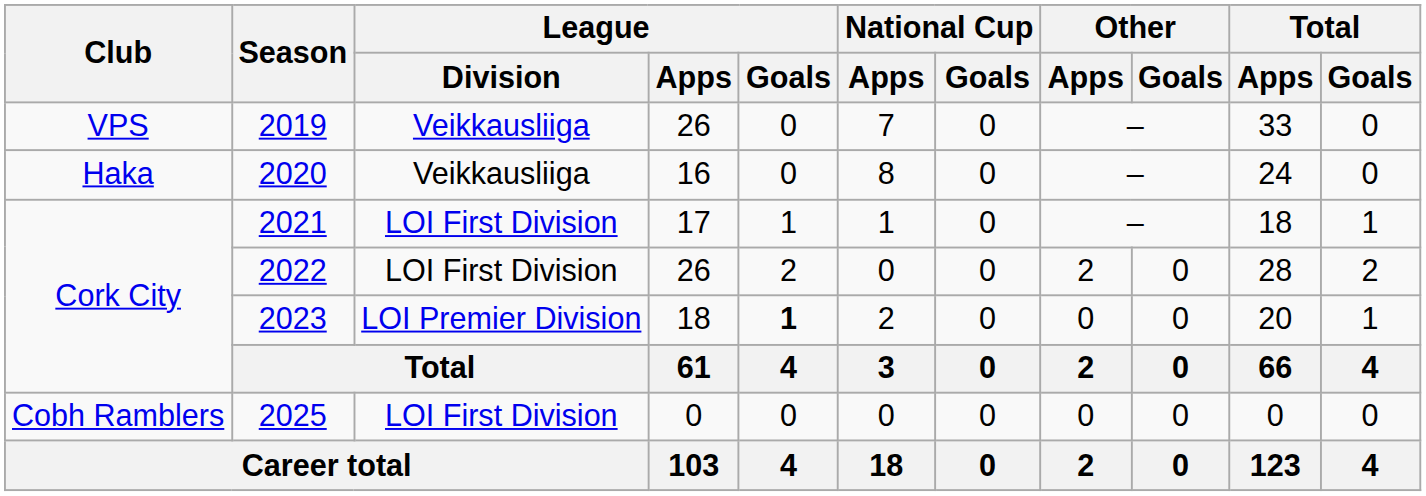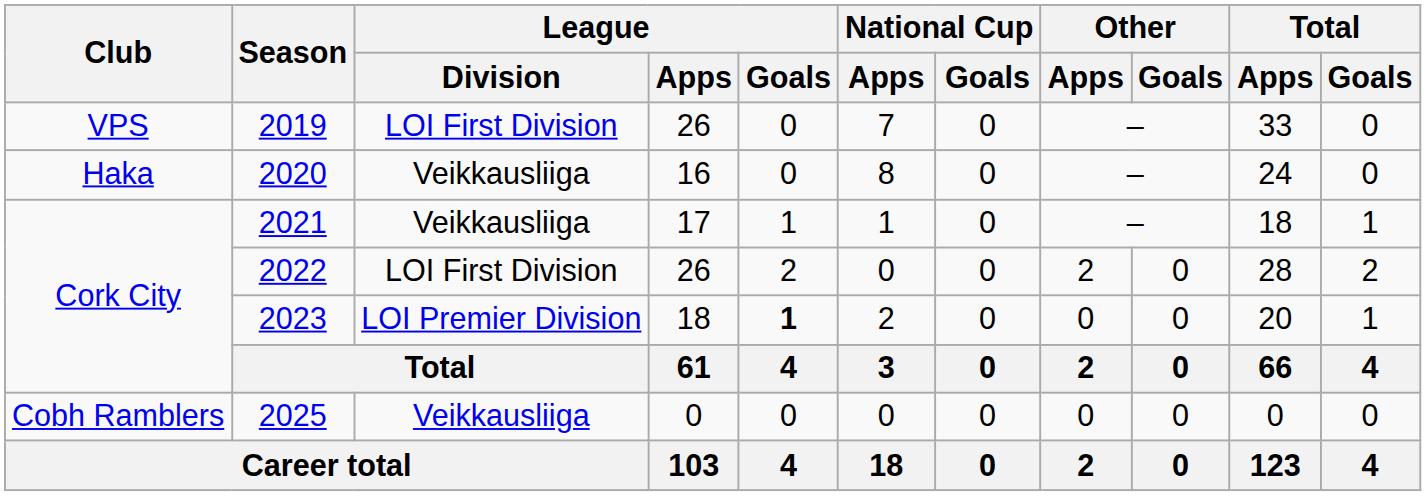(501, 125) Veikkausliiga -> (501, 125) LOI First Division
(501, 222) LOI First Division -> (501, 222) Veikkausliiga
(501, 416) LOI First Division -> (501, 416) Veikkausliiga
